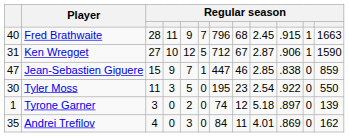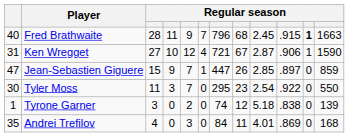(309, 35) normal -> (309, 35) bold
(204, 53) 5 -> (204, 53) 4
(221, 53) 712 -> (221, 53) 721
(241, 70) 46 -> (241, 70) 26
(290, 70) .838 -> (290, 70) .897
(189, 88) 5 -> (189, 88) 7
(221, 88) 195 -> (221, 88) 295
(290, 105) .897 -> (290, 105) .838
(329, 123) 162 -> (329, 123) 168
